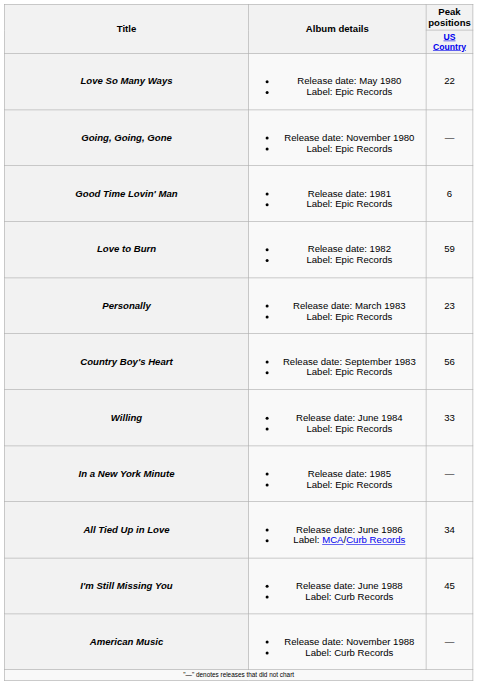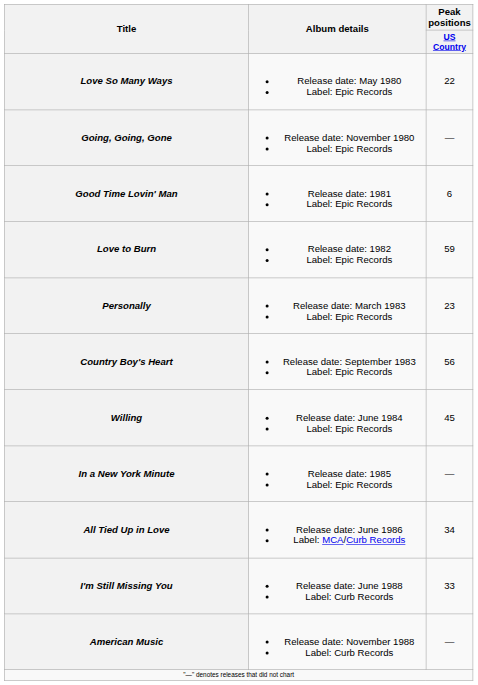(449, 417) 33 -> (449, 417) 45
(449, 586) 45 -> (449, 586) 33
